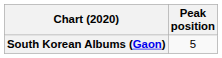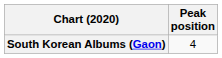(193, 44) 5 -> (193, 44) 4
